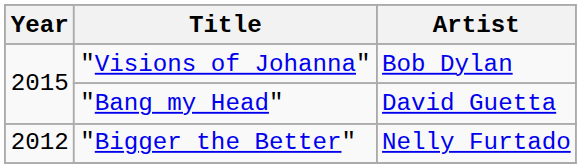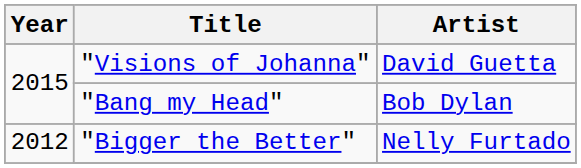(447, 64) Bob Dylan -> (469, 64) David Guetta
(469, 103) David Guetta -> (447, 103) Bob Dylan
